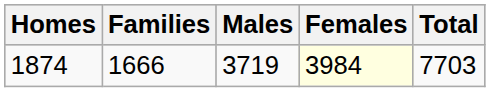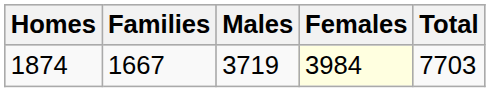(136, 65) 1666 -> (136, 65) 1667
